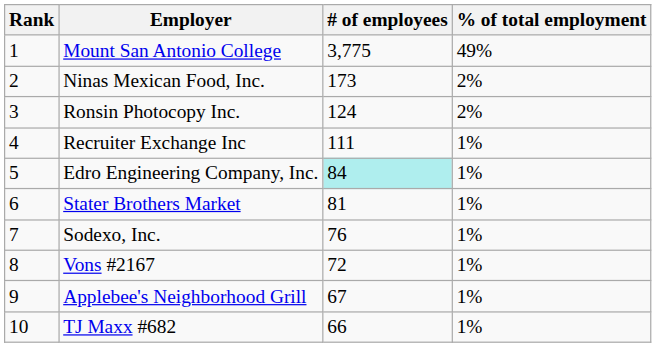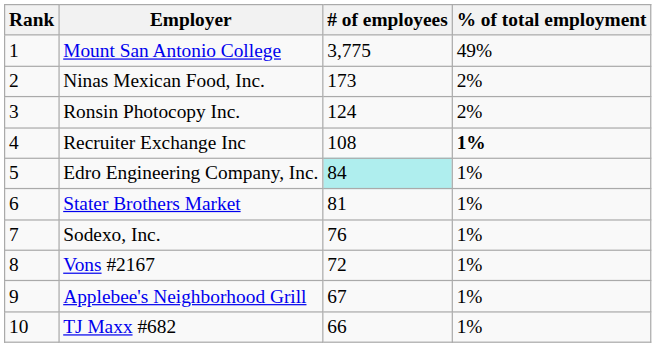(341, 142) 111 -> (342, 142) 108
(470, 142) normal -> (471, 142) bold
